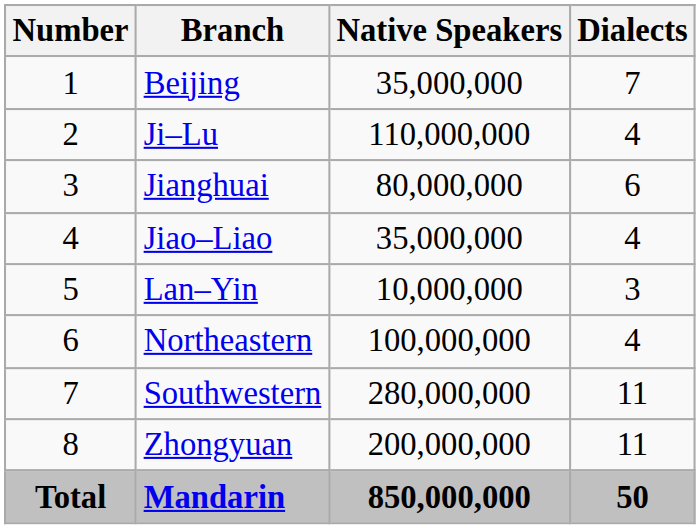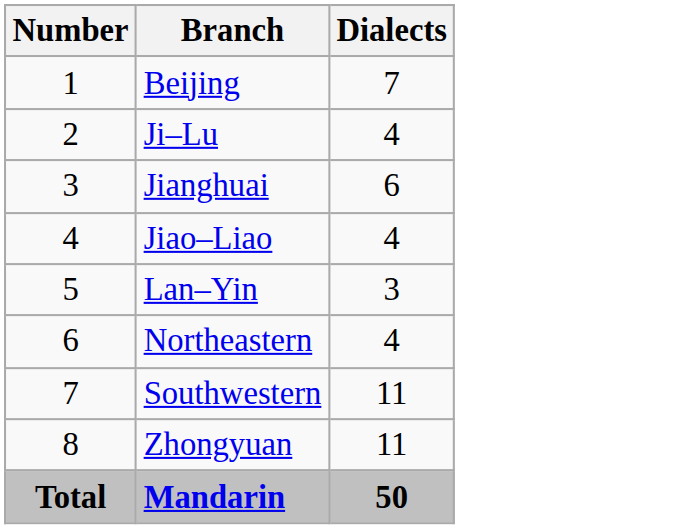- column: (449, 30)
